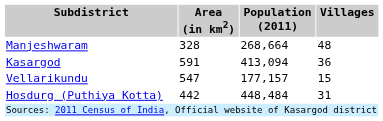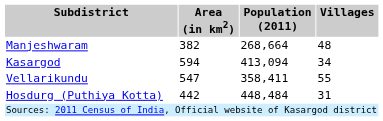(190, 45) 328 -> (190, 45) 382
(190, 62) 591 -> (190, 62) 594
(324, 62) 36 -> (324, 62) 34
(264, 78) 177,157 -> (264, 78) 358,411
(324, 78) 15 -> (324, 78) 55
